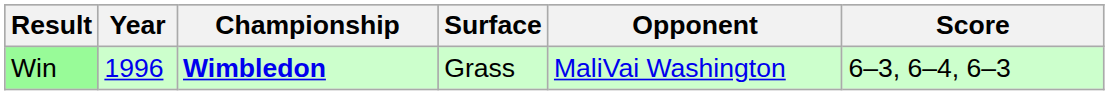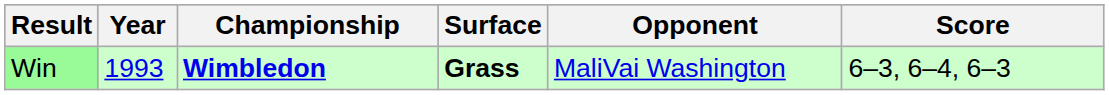(134, 67) 1996 -> (134, 67) 1993
(480, 67) normal -> (482, 67) bold
